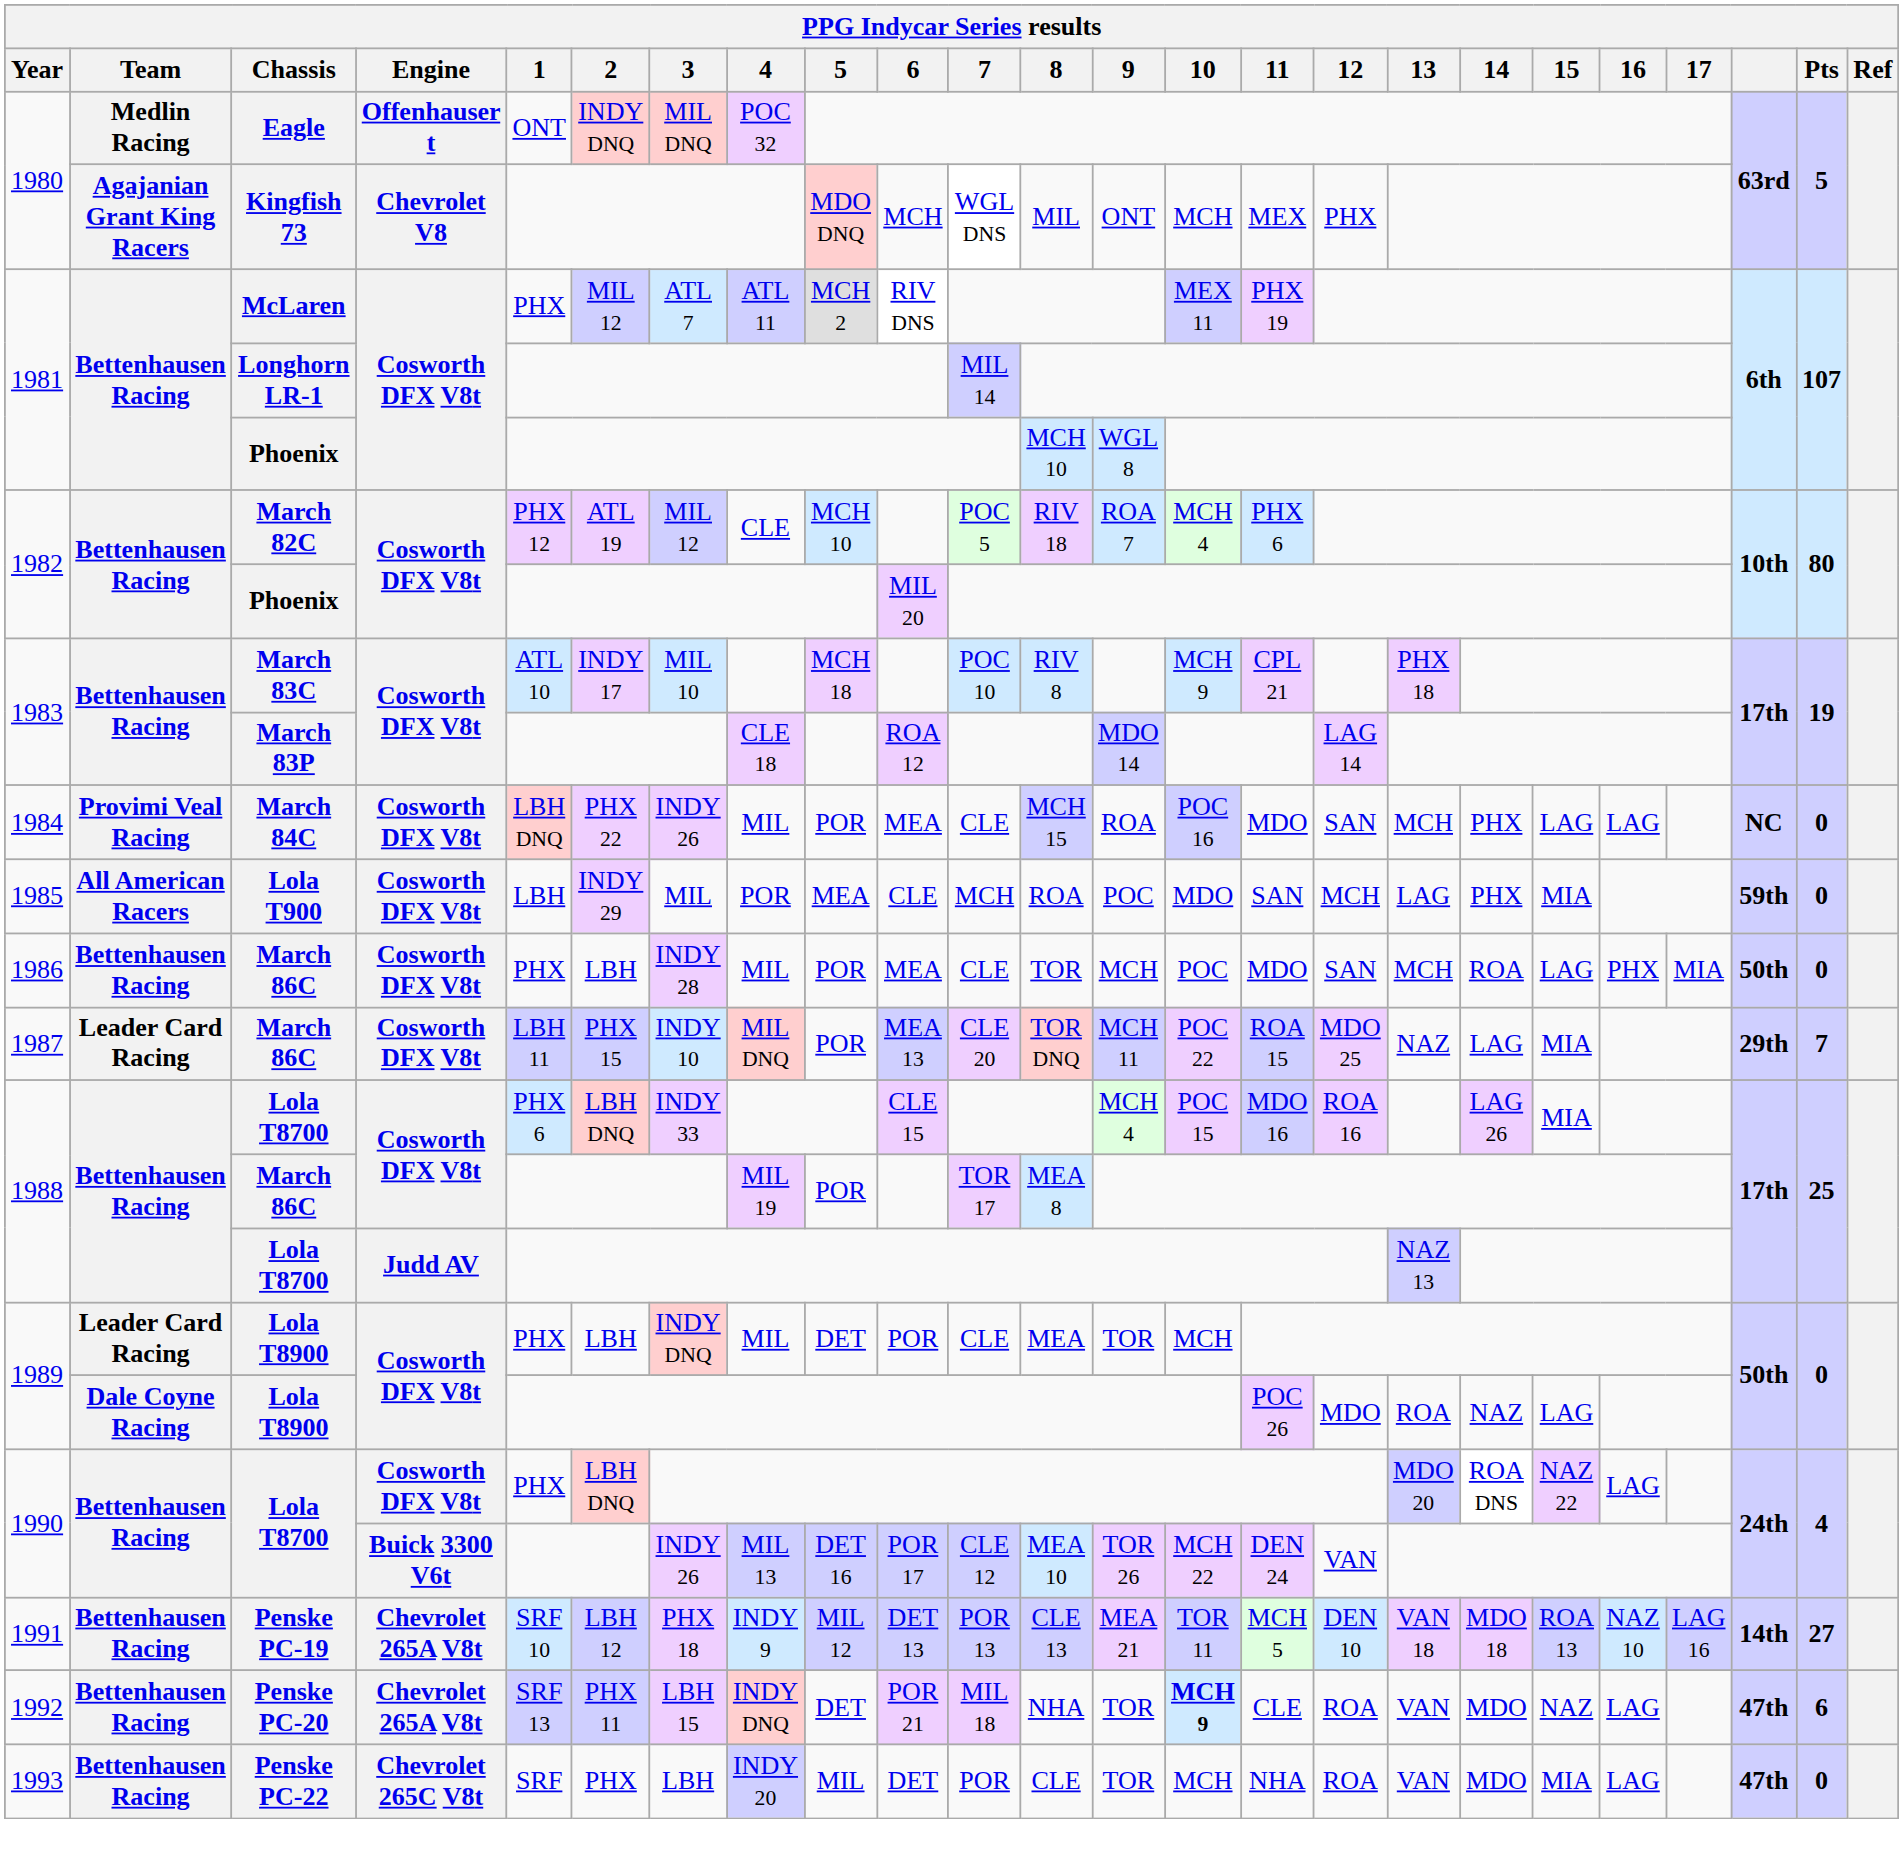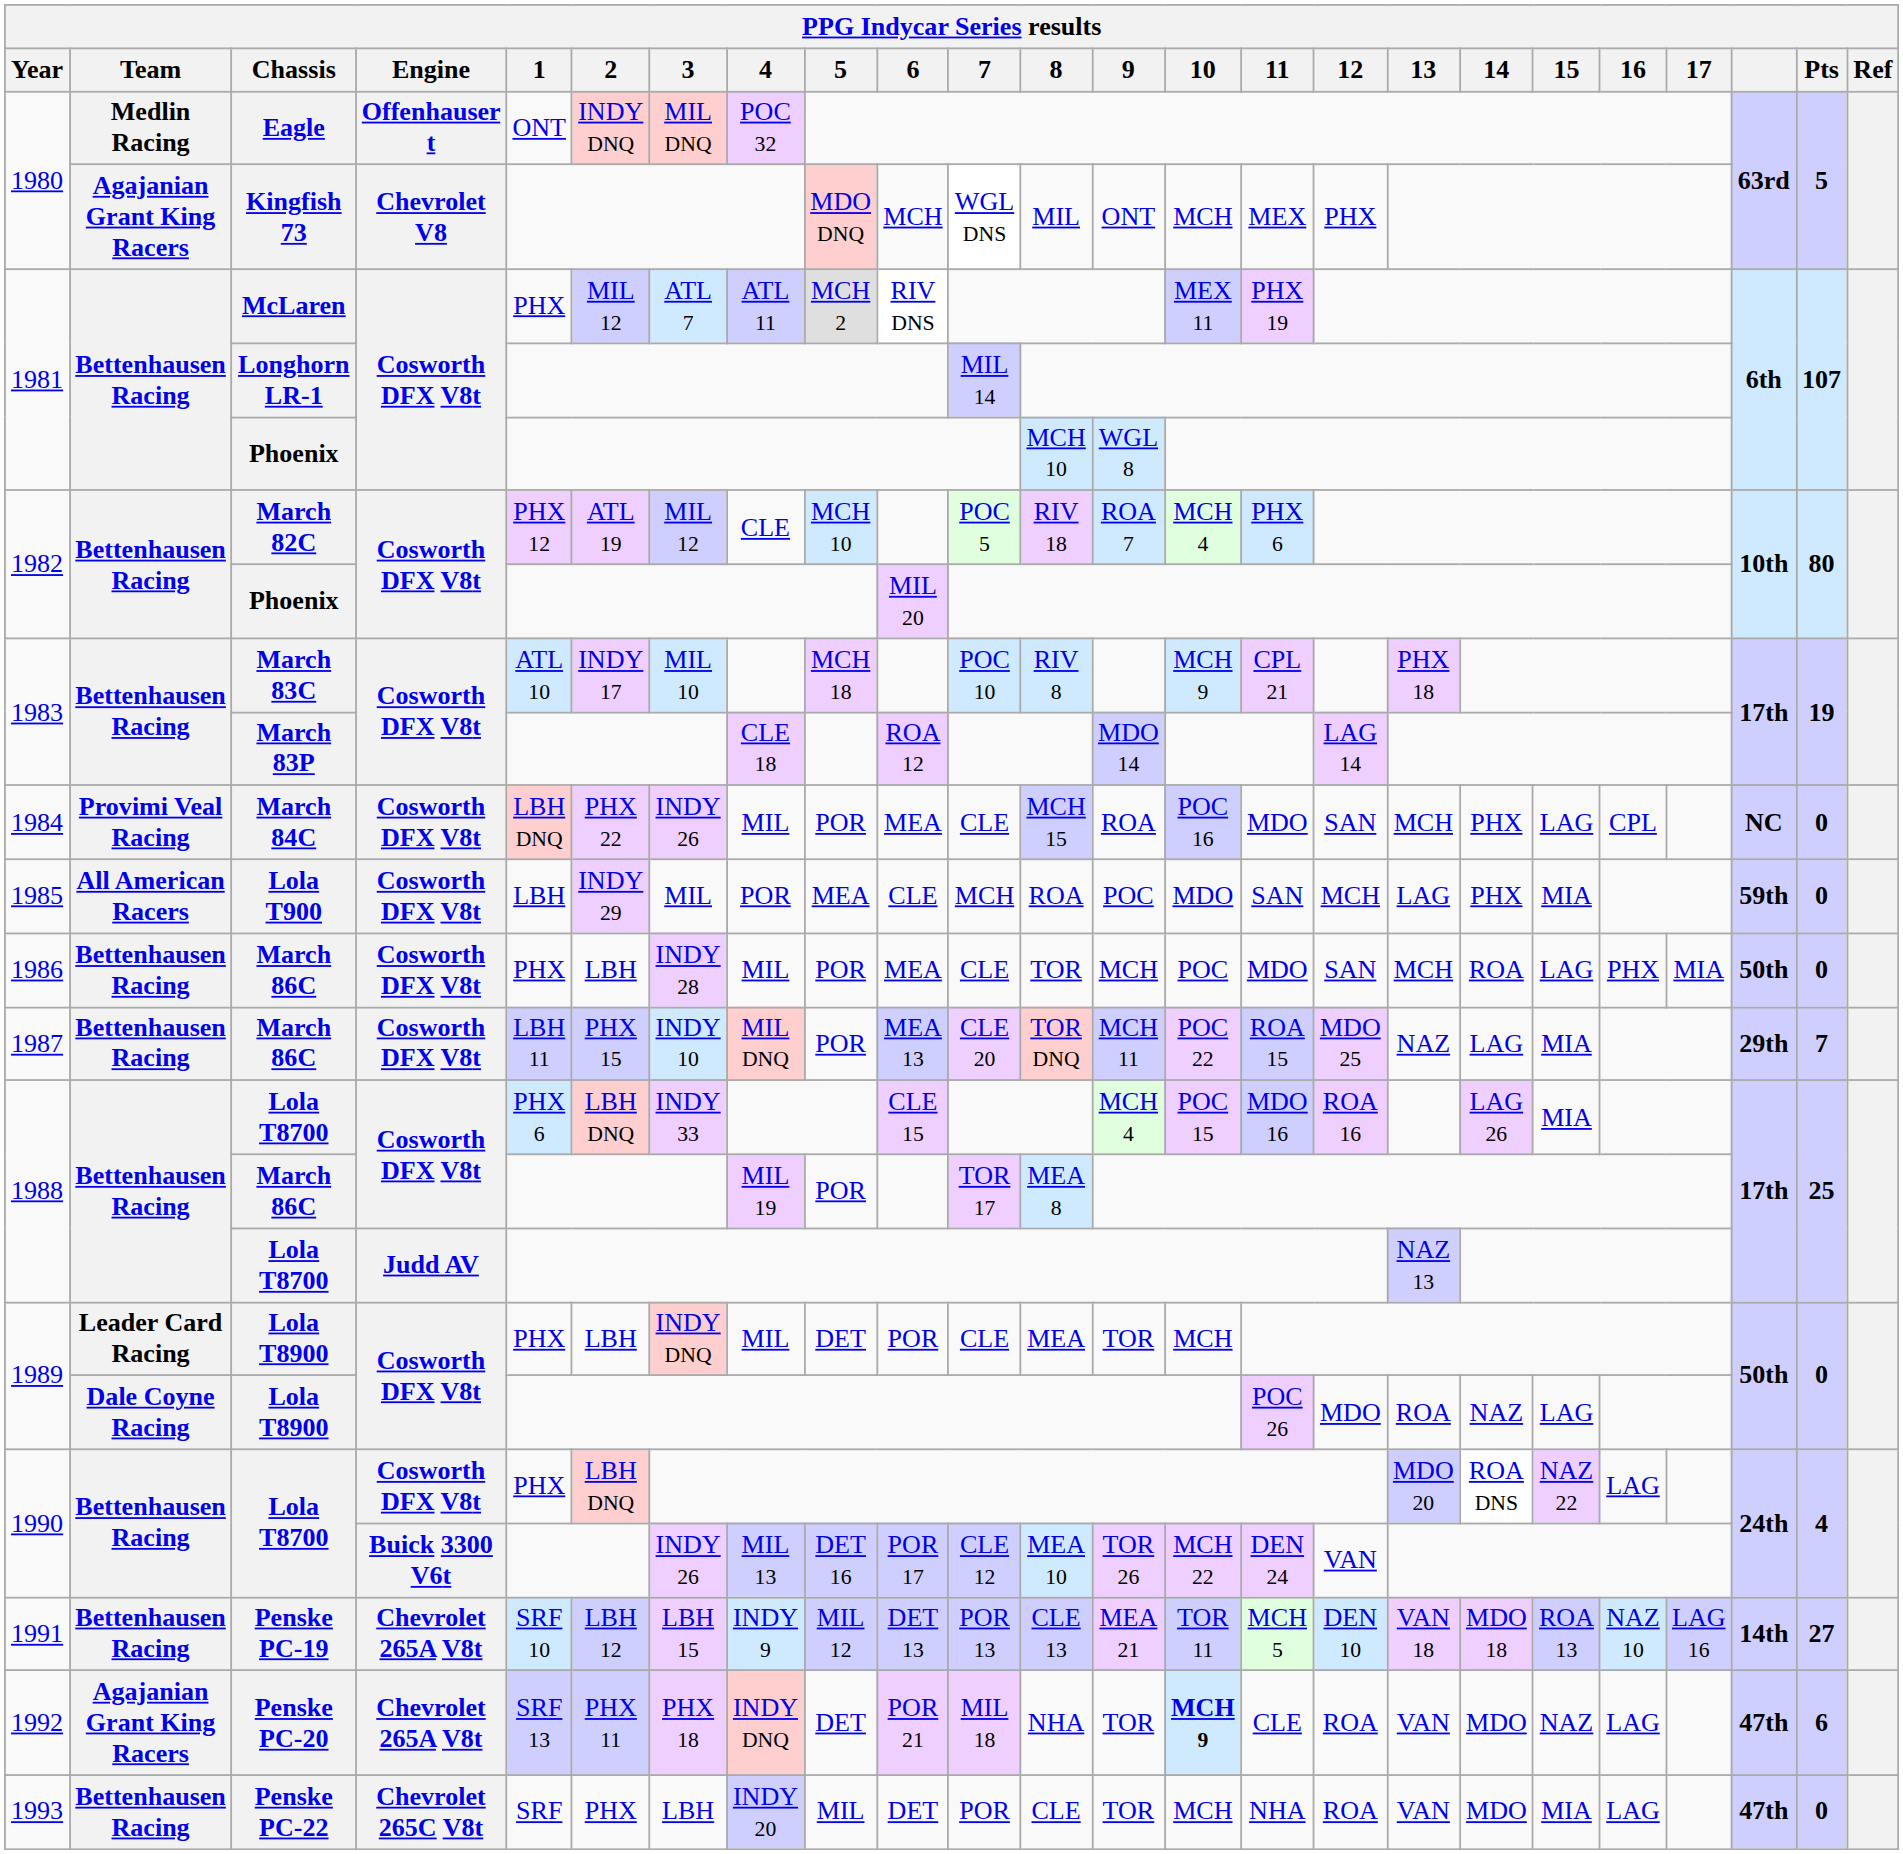(1633, 822) LAG -> (1633, 822) CPL
(151, 1043) Leader Card Racing -> (151, 1043) Bettenhausen Racing
(688, 1633) PHX 18 -> (688, 1633) LBH 15
(151, 1707) Bettenhausen Racing -> (151, 1722) Agajanian Grant King Racers
(688, 1707) LBH 15 -> (688, 1722) PHX 18
